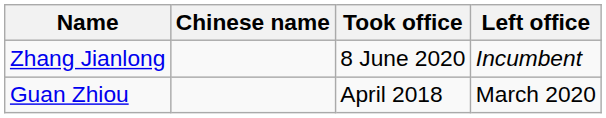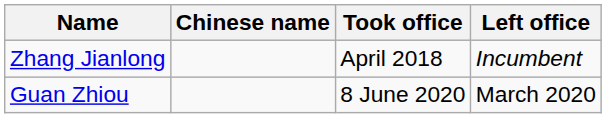(403, 58) 8 June 2020 -> (391, 58) April 2018
(391, 94) April 2018 -> (403, 94) 8 June 2020
